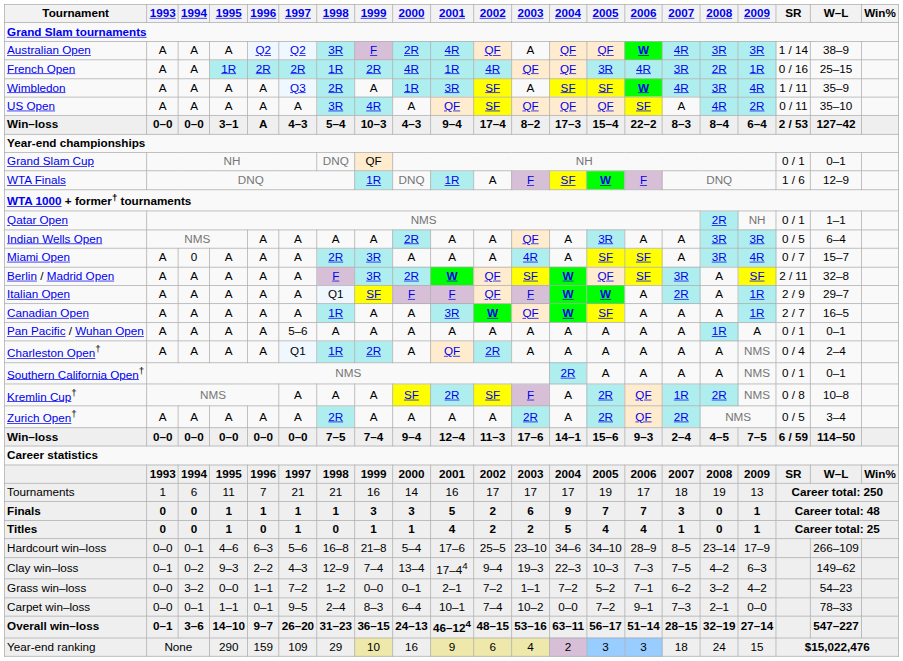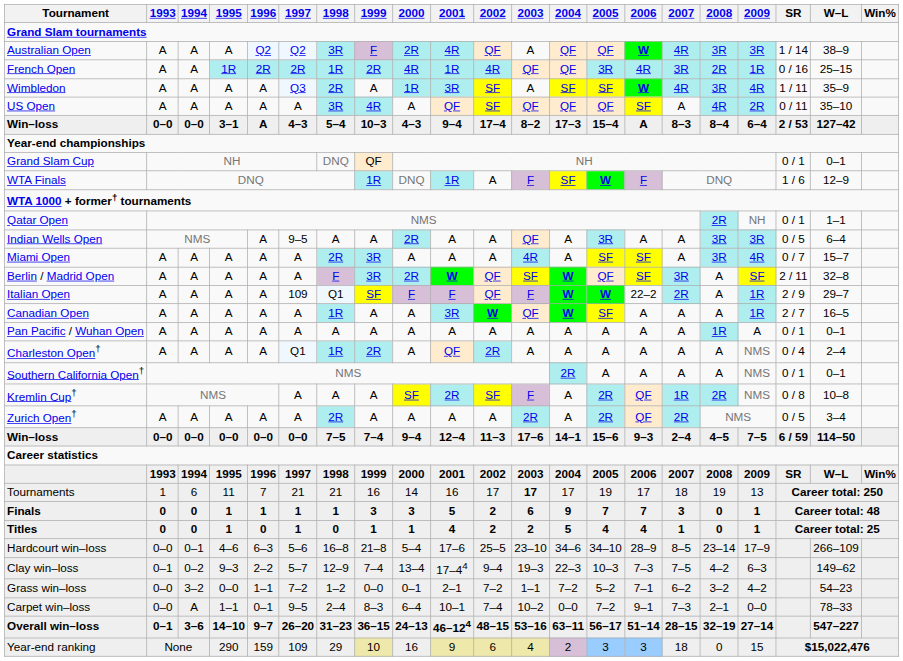(643, 124) 22–2 -> (643, 124) A
(298, 239) A -> (298, 239) 9–5
(194, 257) 0 -> (194, 257) A
(298, 294) A -> (298, 294) 109
(643, 294) A -> (643, 294) 22–2
(298, 331) 5–6 -> (298, 331) A
(531, 492) normal -> (531, 492) bold
(298, 568) 4–3 -> (298, 568) 5–7
(194, 606) 0–1 -> (194, 606) A
(719, 647) 24 -> (719, 647) 0
